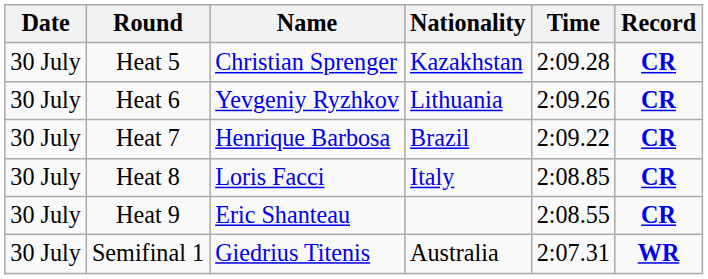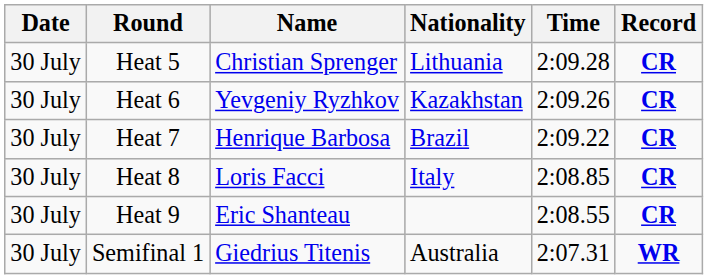(466, 61) Kazakhstan -> (456, 61) Lithuania
(456, 100) Lithuania -> (466, 100) Kazakhstan
